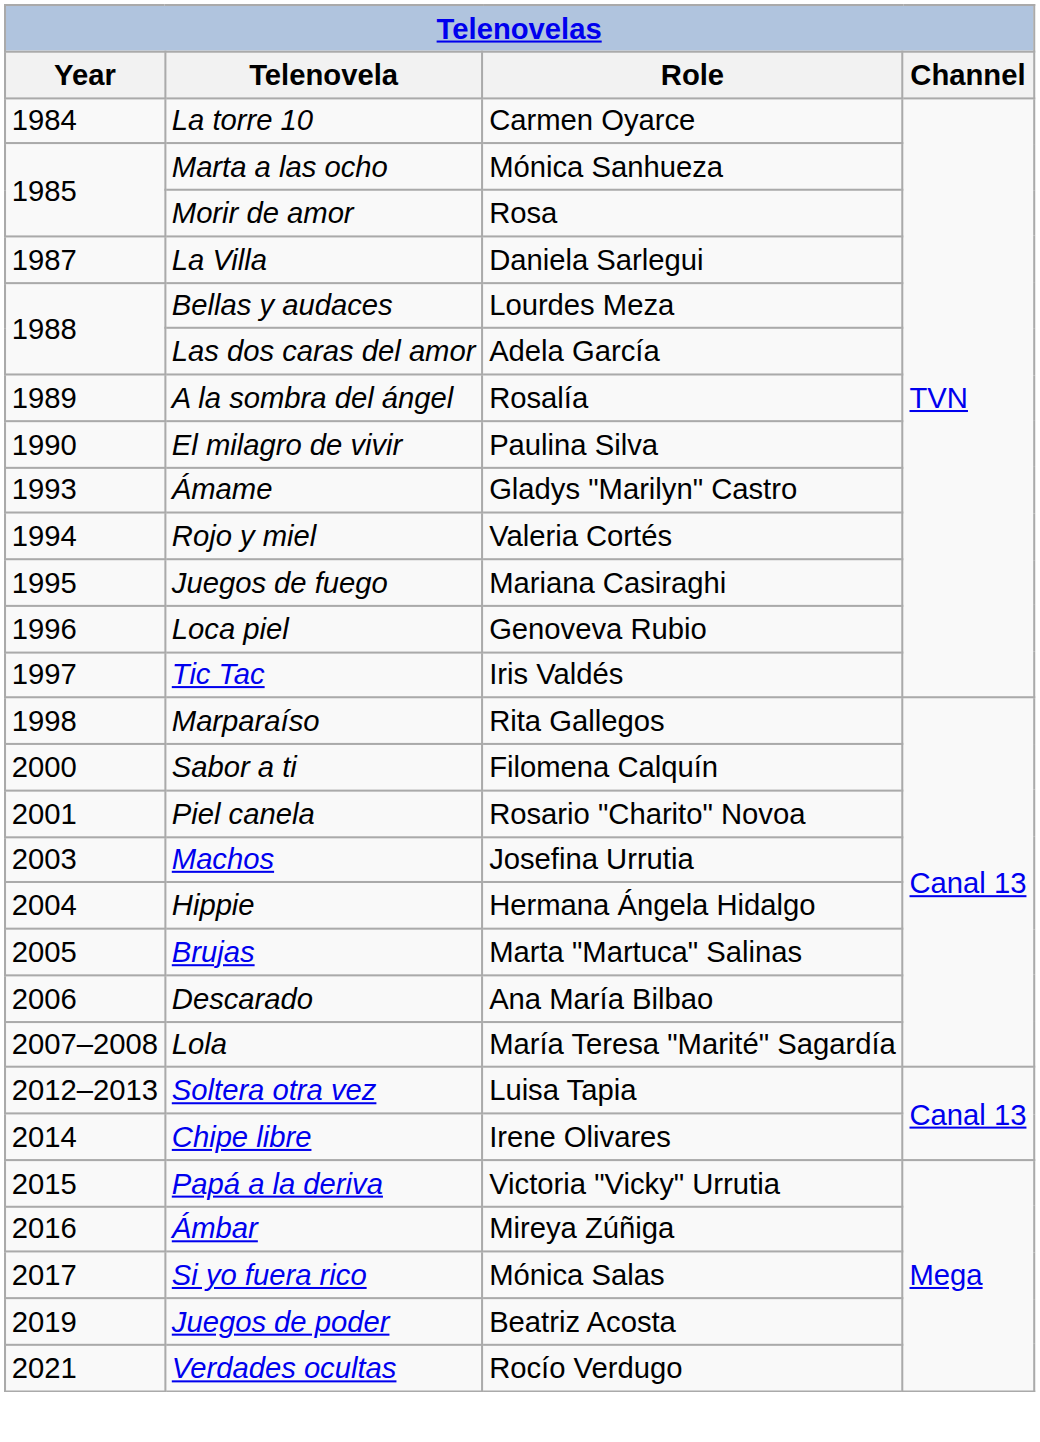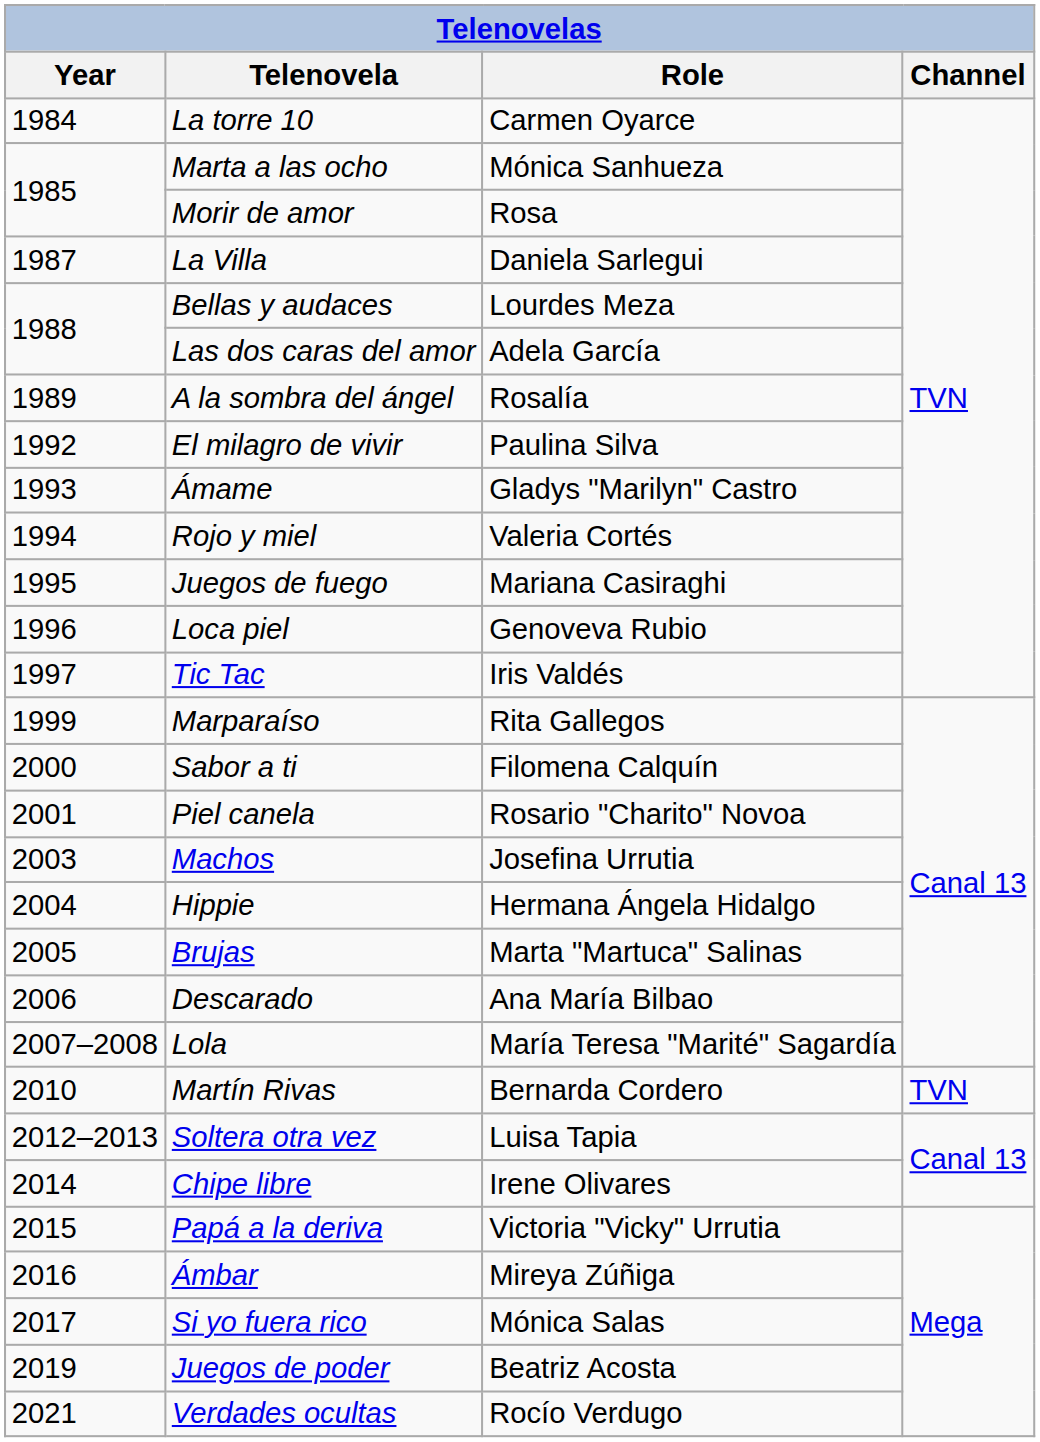(44, 444) 1990 -> (44, 444) 1992
(44, 721) 1998 -> (44, 721) 1999
+ row: (254, 1091)
